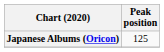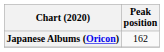(140, 39) 125 -> (140, 39) 162
